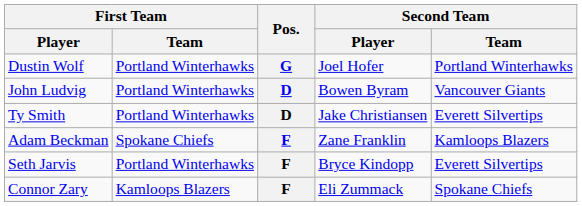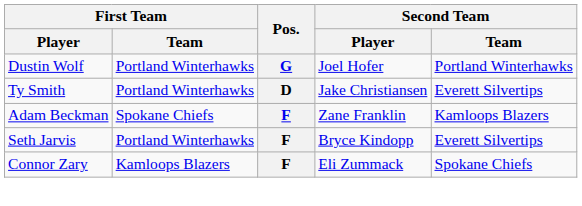- row: (47, 90)
